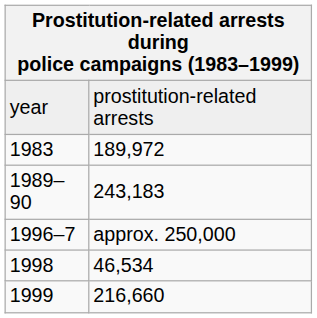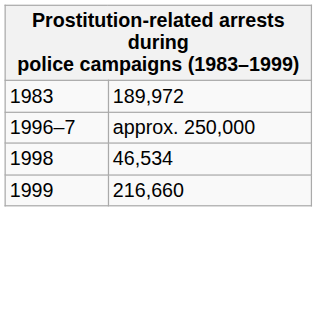- row: (29, 107)
- row: (37, 191)
